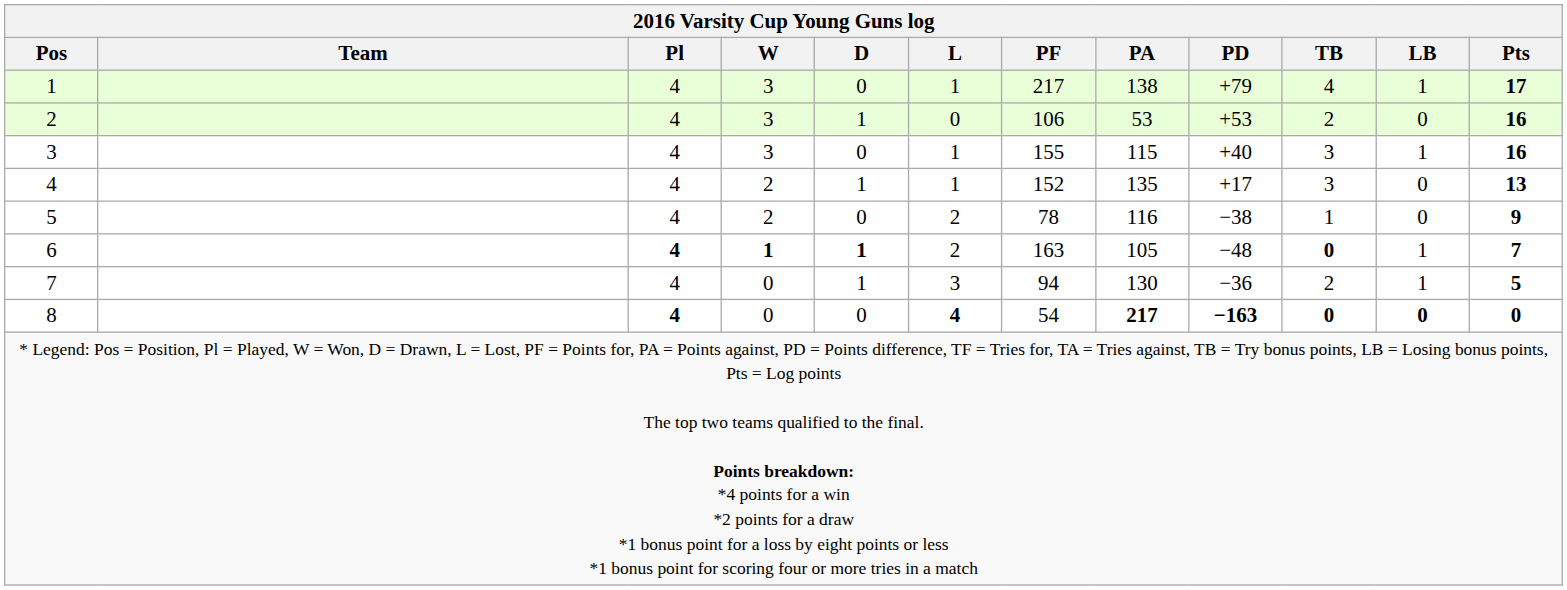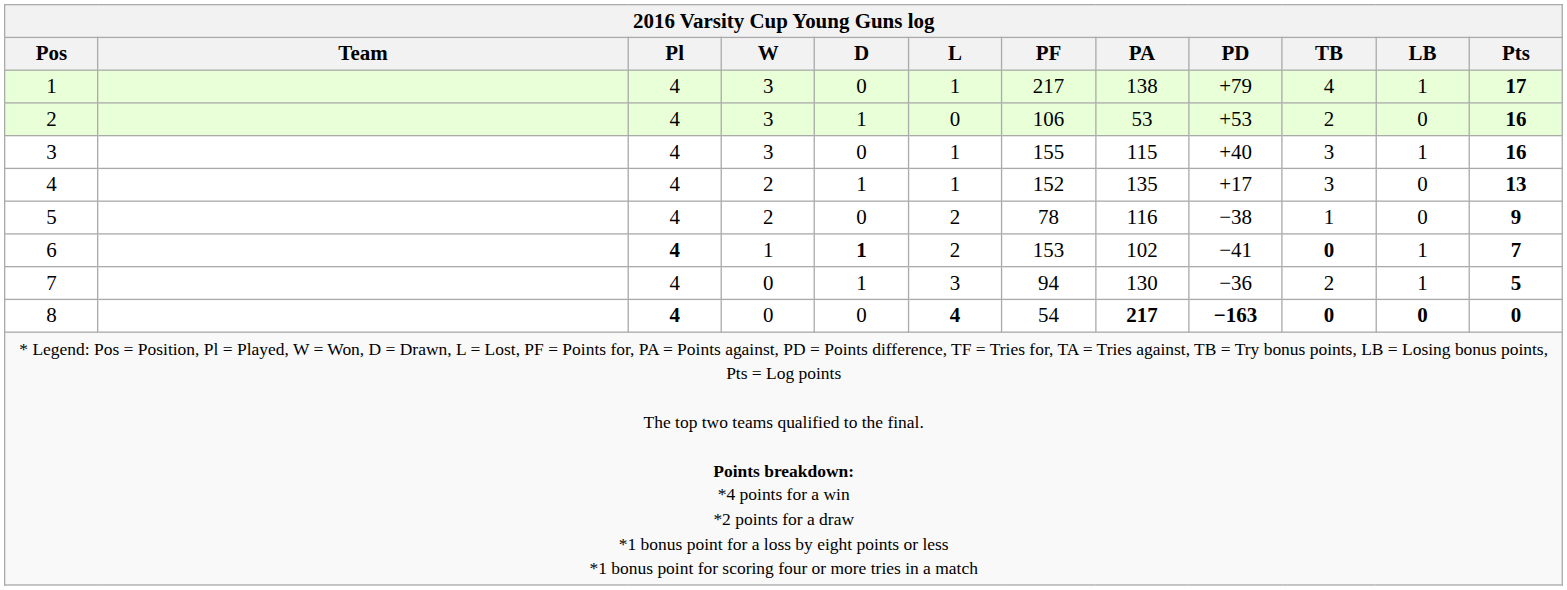(768, 250) bold -> (768, 250) normal
(1049, 250) 163 -> (1049, 250) 153
(1142, 250) 105 -> (1142, 250) 102
(1236, 250) −48 -> (1236, 250) −41
